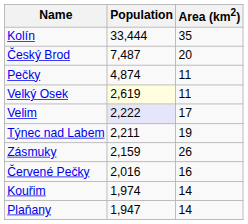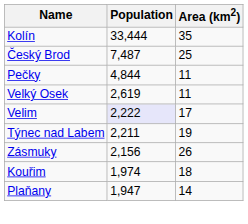(185, 56) 20 -> (185, 56) 25
(125, 75) 4,874 -> (125, 75) 4,844
(125, 94) lightyellow background -> (125, 94) no background
(125, 152) 2,159 -> (125, 152) 2,156
- row: (48, 171)
(185, 190) 14 -> (185, 171) 18
